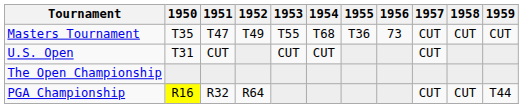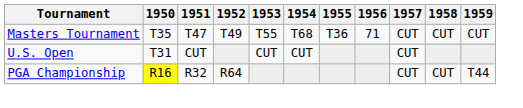(394, 34) 73 -> (372, 34) 71
- row: (85, 74)
